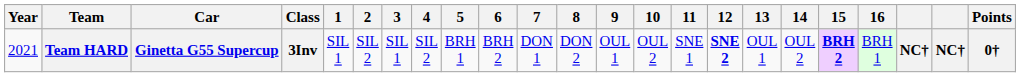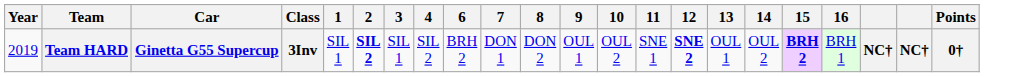- column: (460, 16)
(23, 49) 2021 -> (23, 49) 2019
(368, 49) normal -> (368, 49) bold
